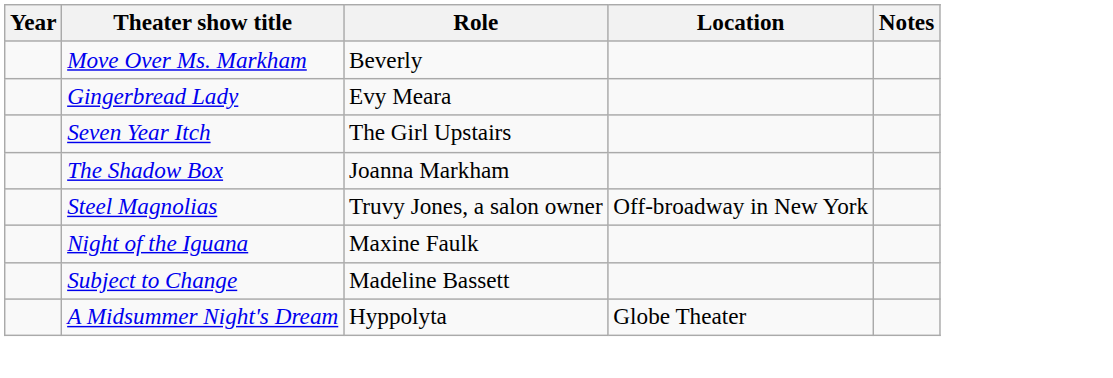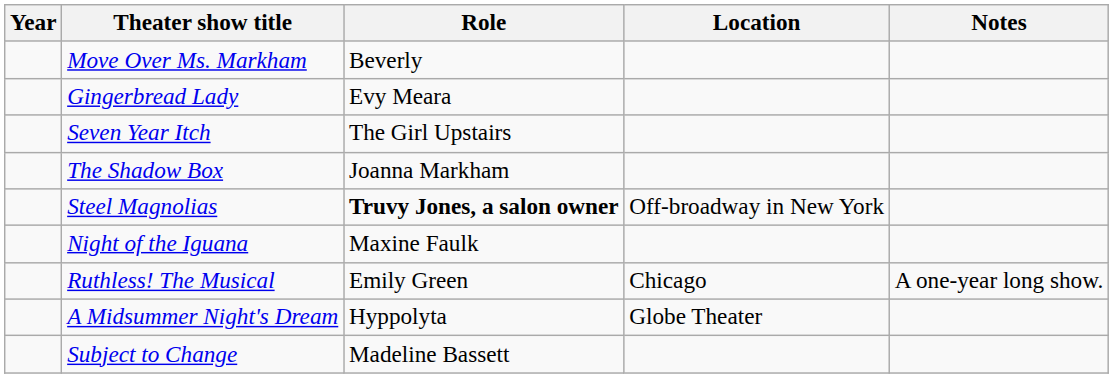(476, 206) normal -> (484, 206) bold
+ row: (171, 280)
rows swapped: (203, 317) <-> (152, 280)
